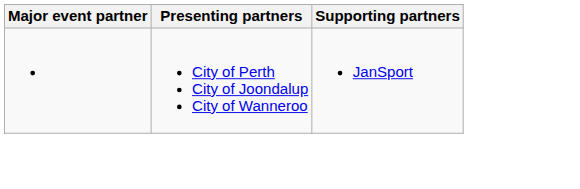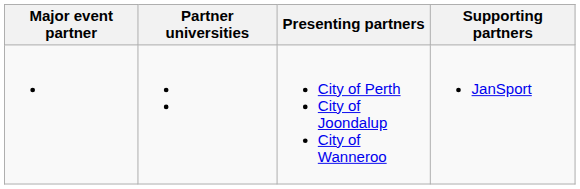+ column: (207, 24)
